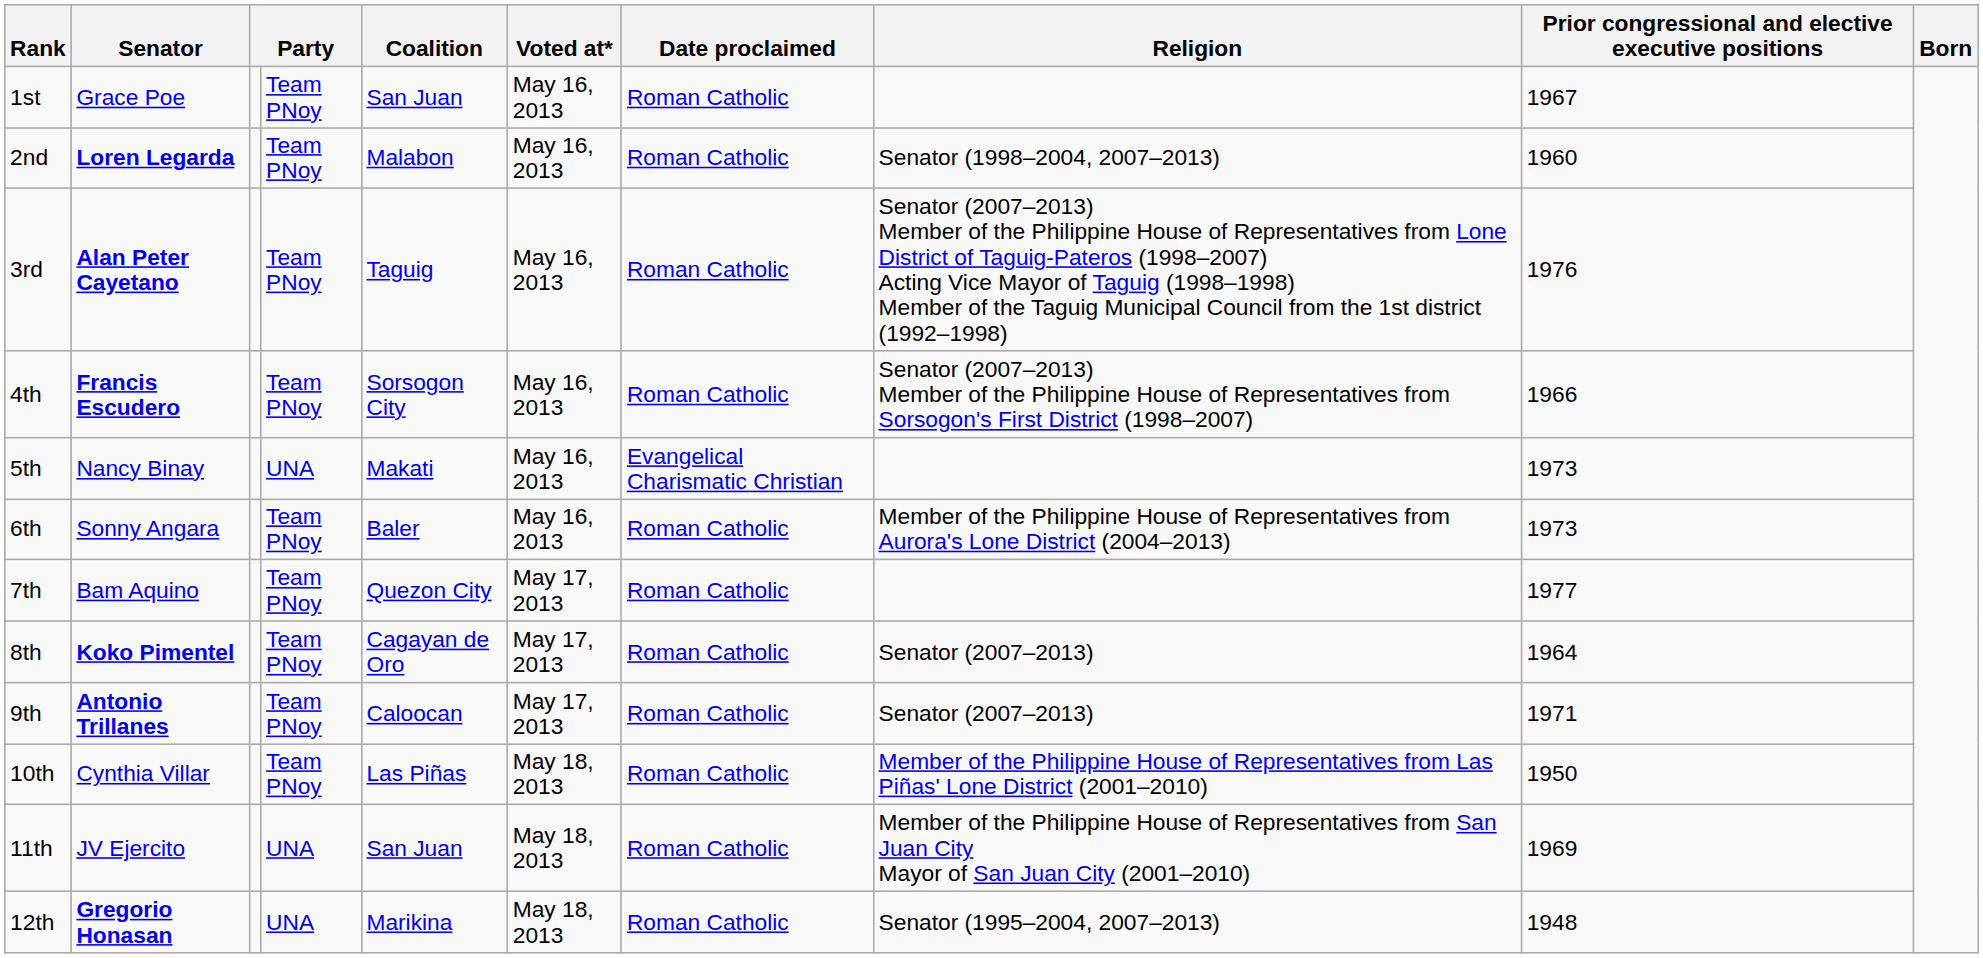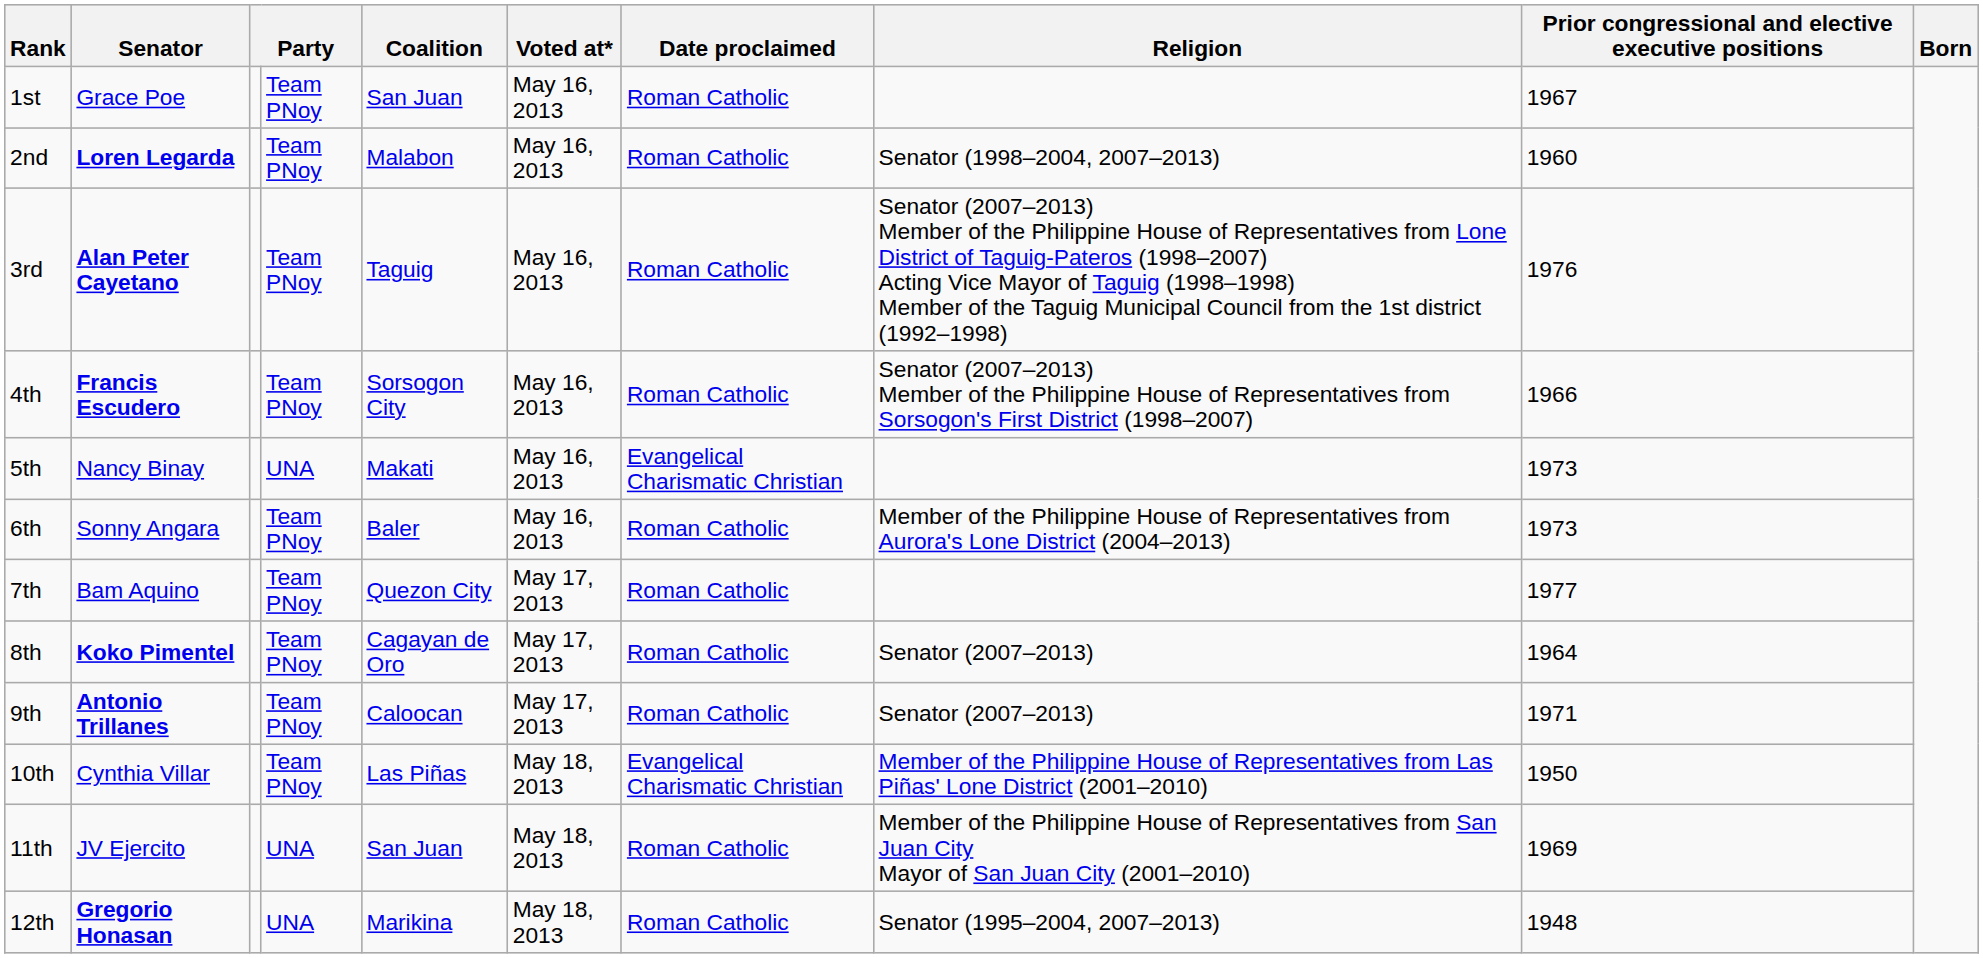(708, 774) Roman Catholic -> (735, 774) Evangelical Charismatic Christian
